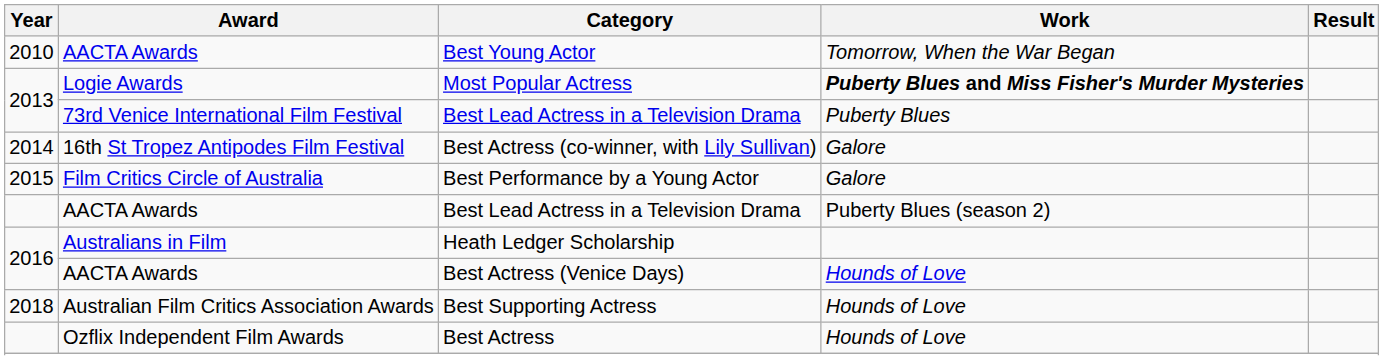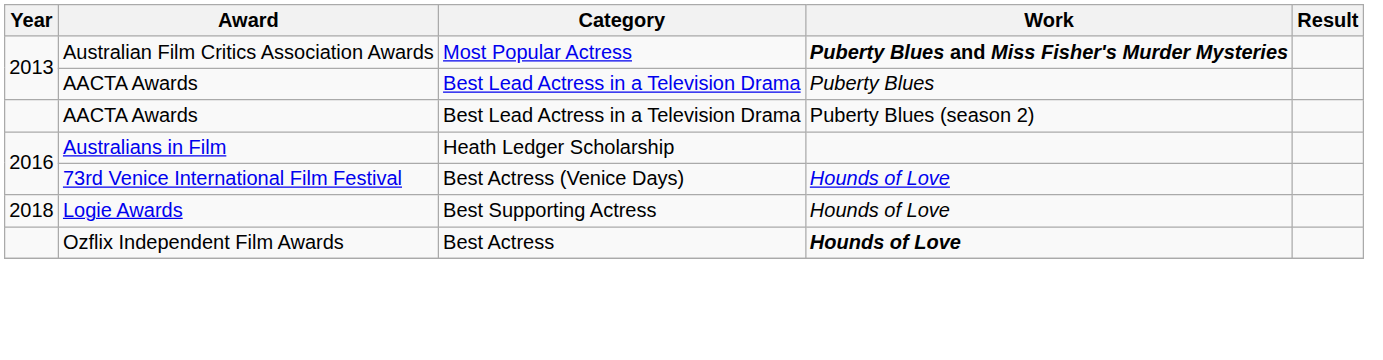- row: (31, 52)
(123, 83) Logie Awards -> (248, 52) Australian Film Critics Association Awards
(232, 115) 73rd Venice International Film Festival -> (130, 83) AACTA Awards
- row: (31, 147)
- row: (31, 178)
(130, 274) AACTA Awards -> (232, 178) 73rd Venice International Film Festival
(248, 305) Australian Film Critics Association Awards -> (123, 210) Logie Awards
(896, 337) normal -> (885, 242) bold
